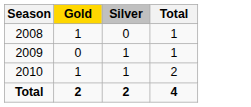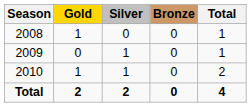+ column: (174, 14)
